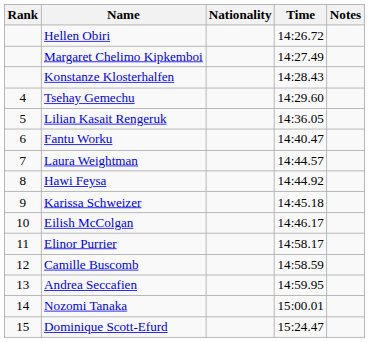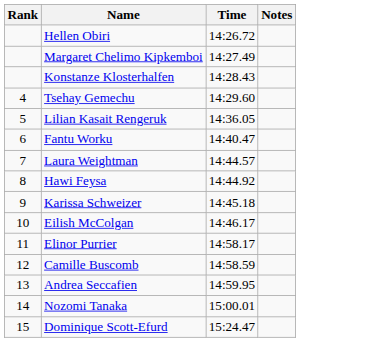- column: (240, 14)
